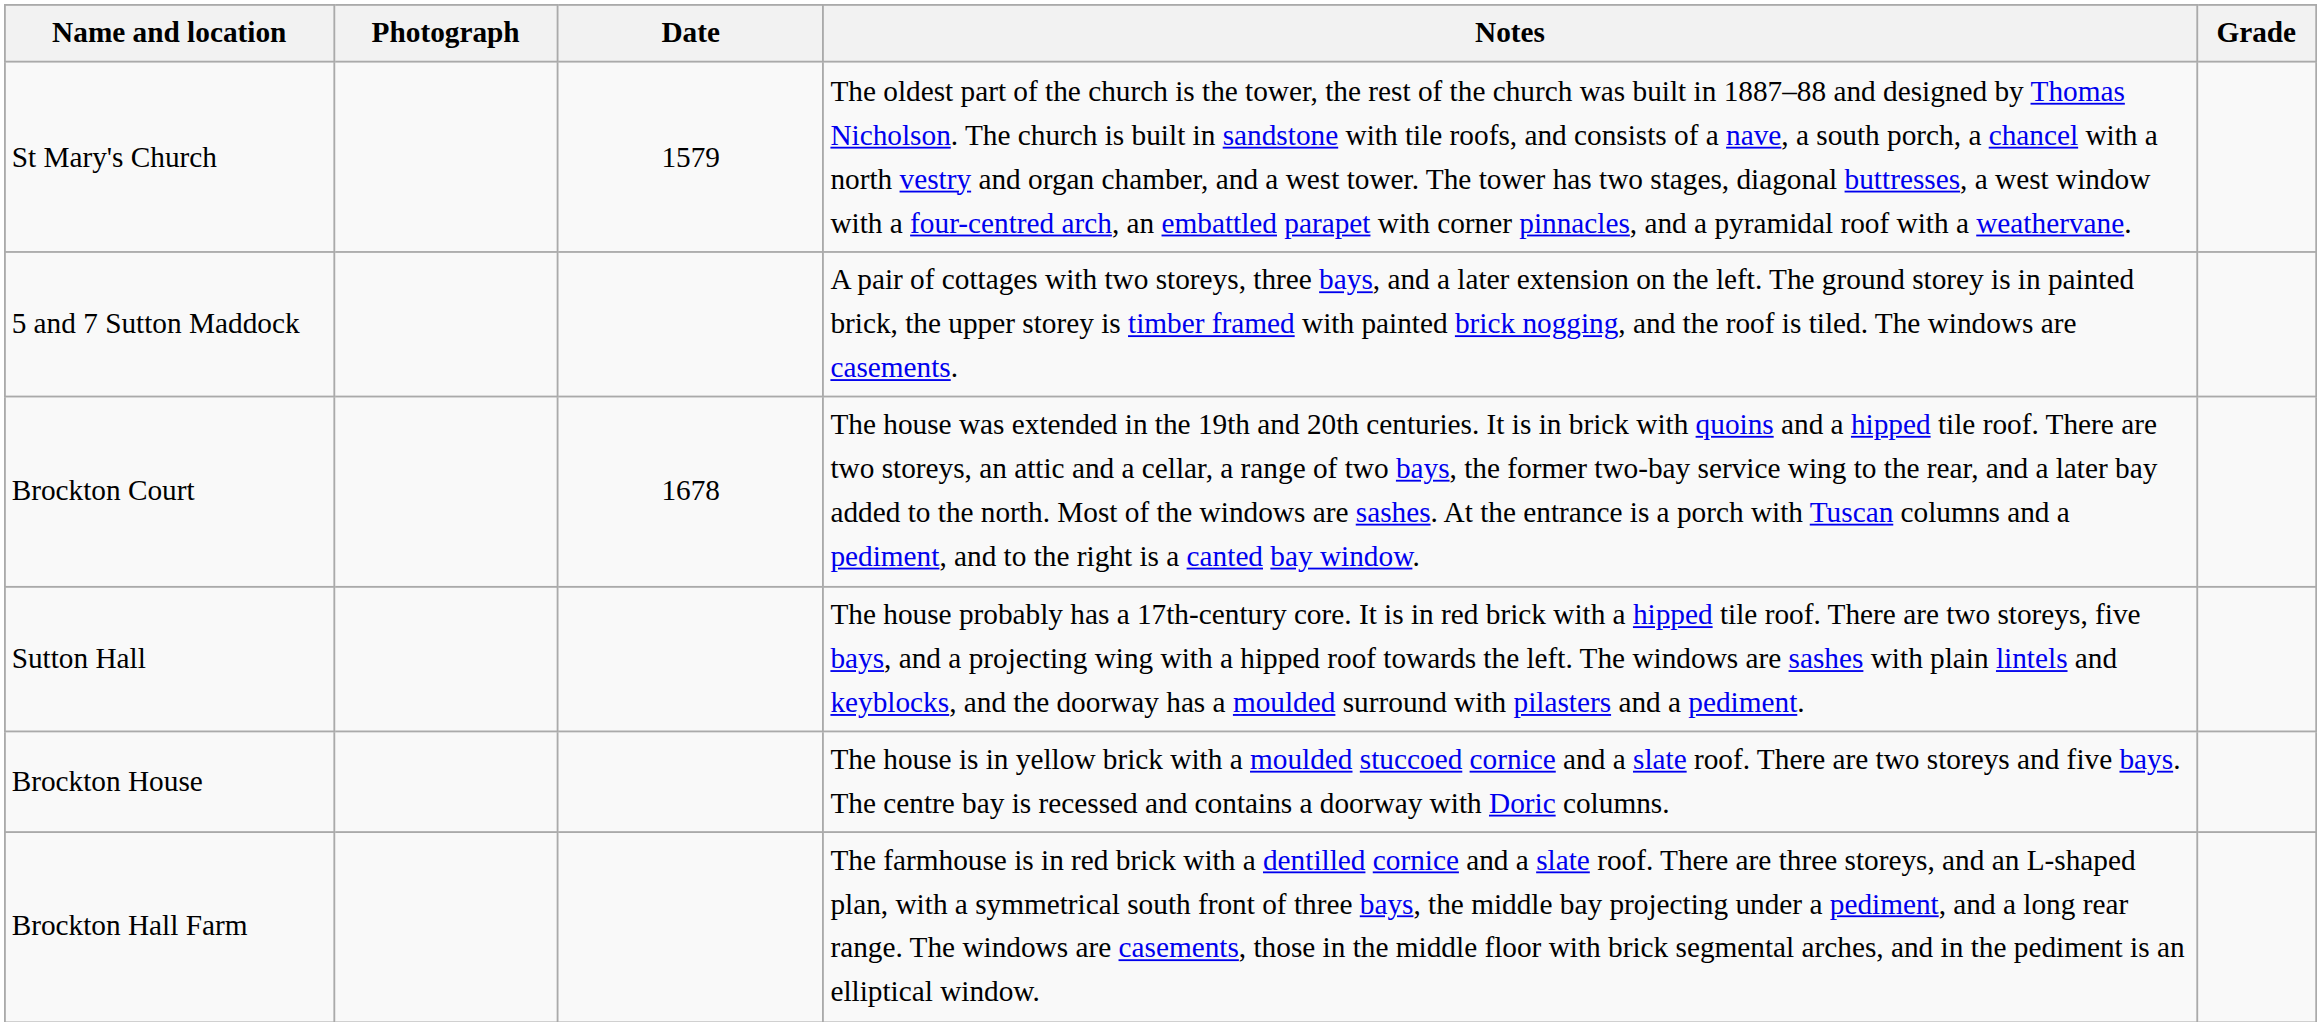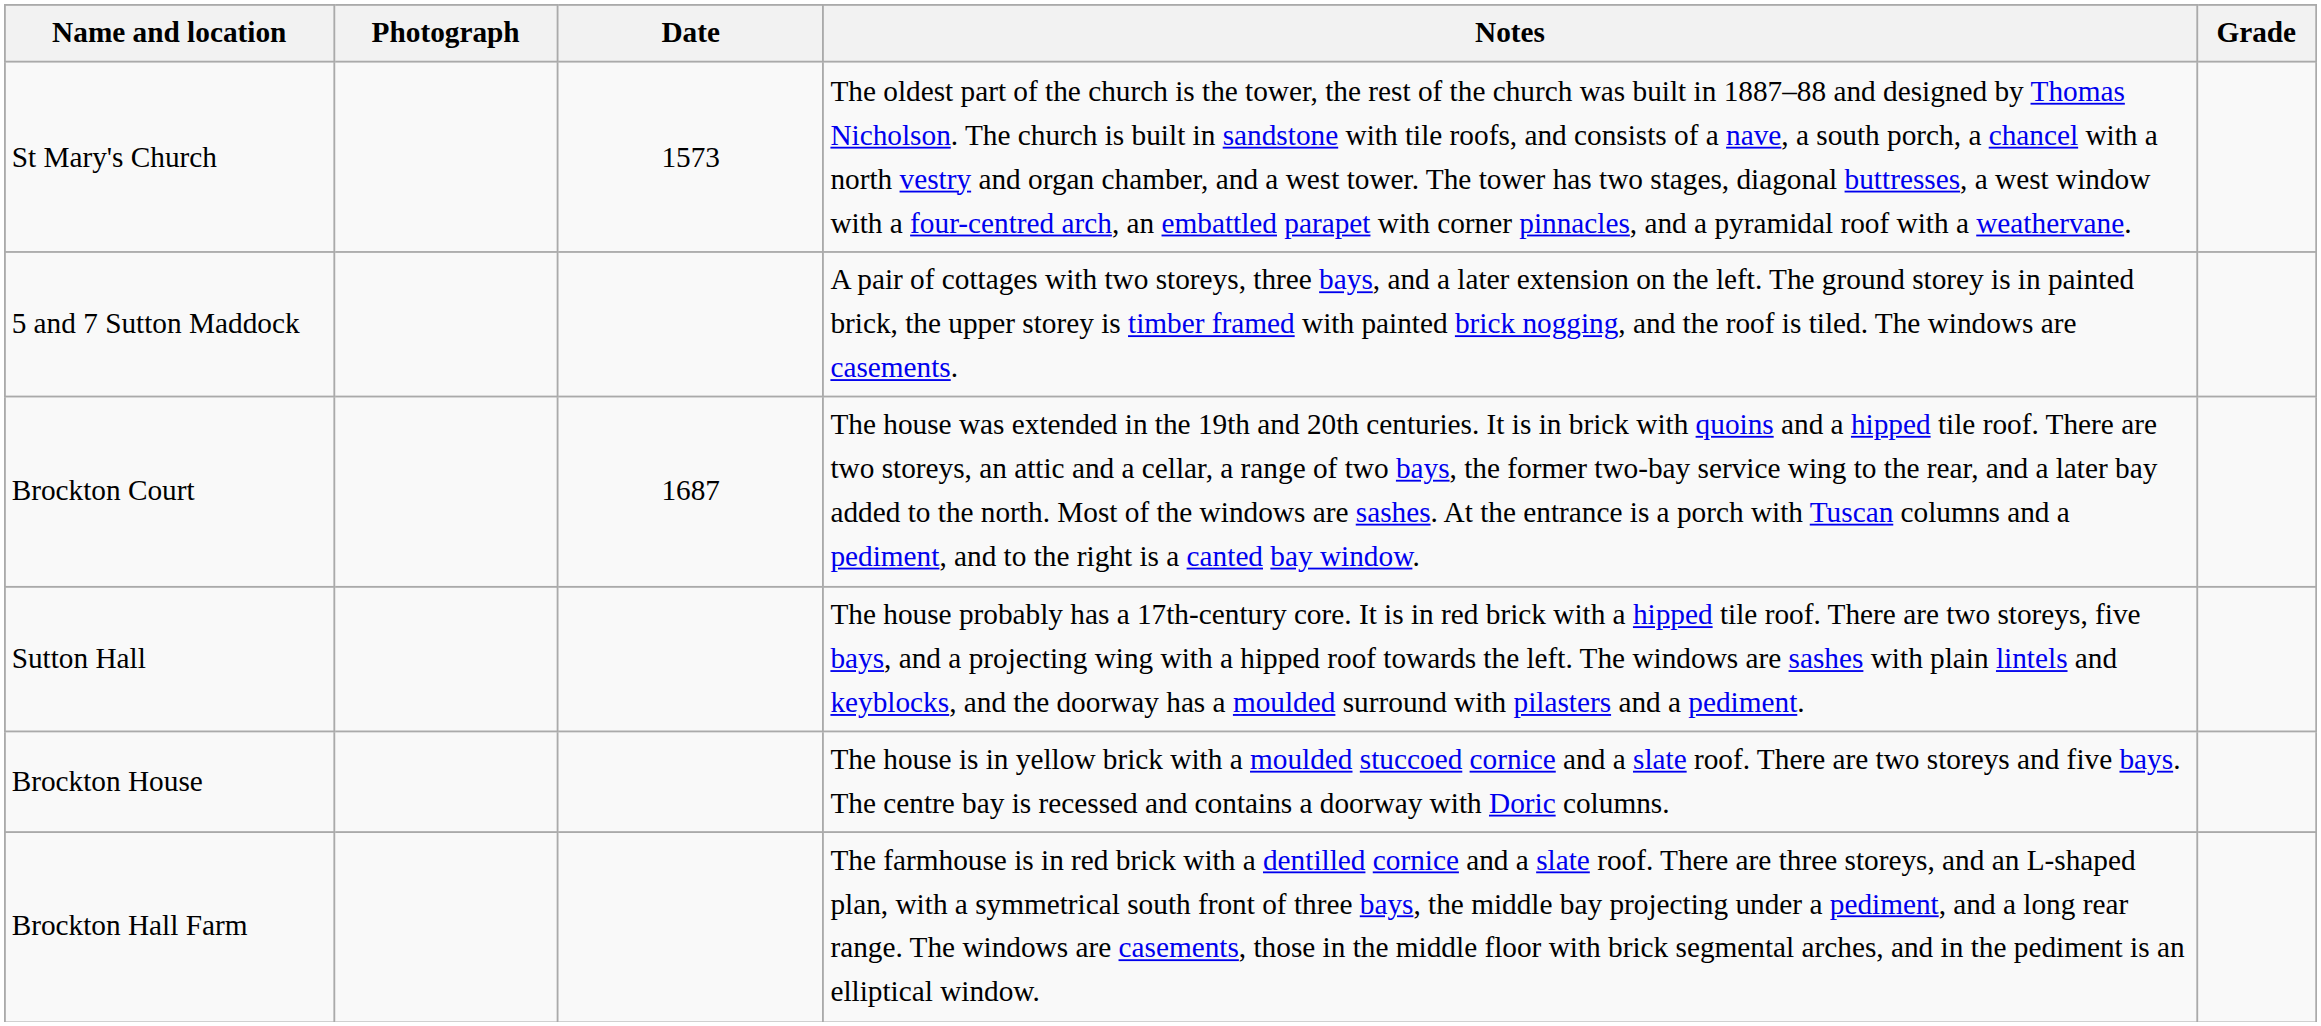(691, 156) 1579 -> (691, 156) 1573
(691, 490) 1678 -> (691, 490) 1687
